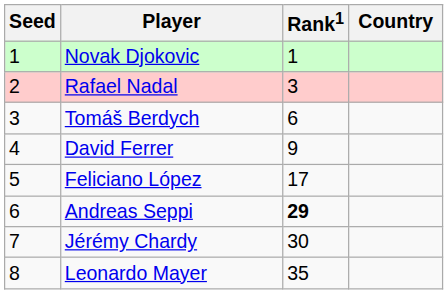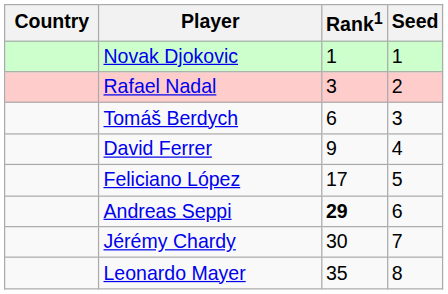columns swapped: (396, 22) <-> (32, 22)
